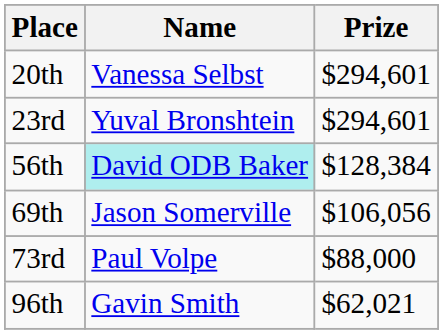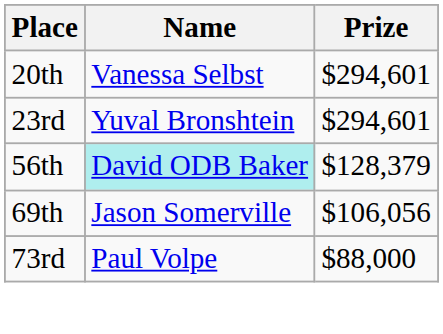(376, 166) $128,384 -> (376, 166) $128,379
- row: (38, 304)
